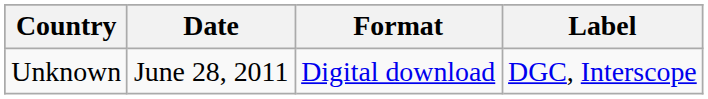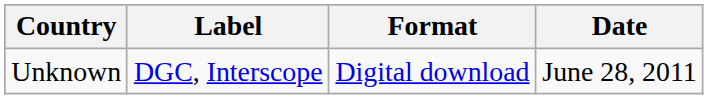columns swapped: (211, 26) <-> (602, 26)
